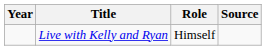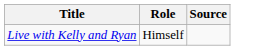- column: (20, 14)
